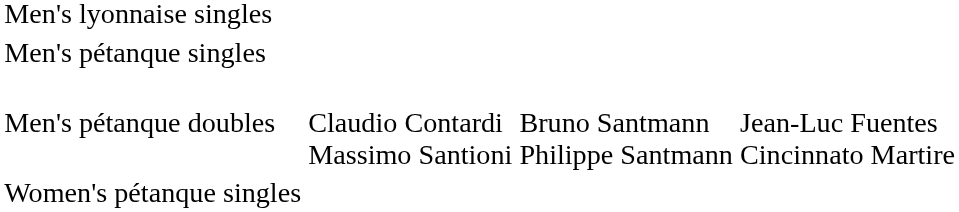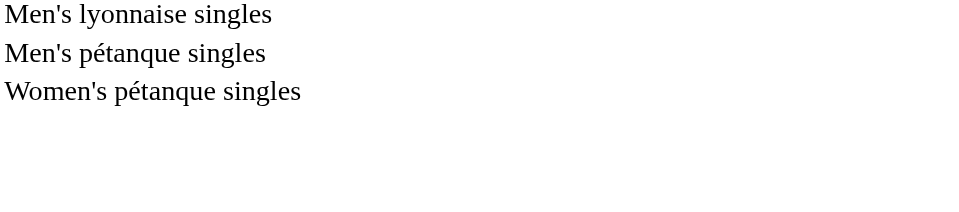- row: (140, 122)
